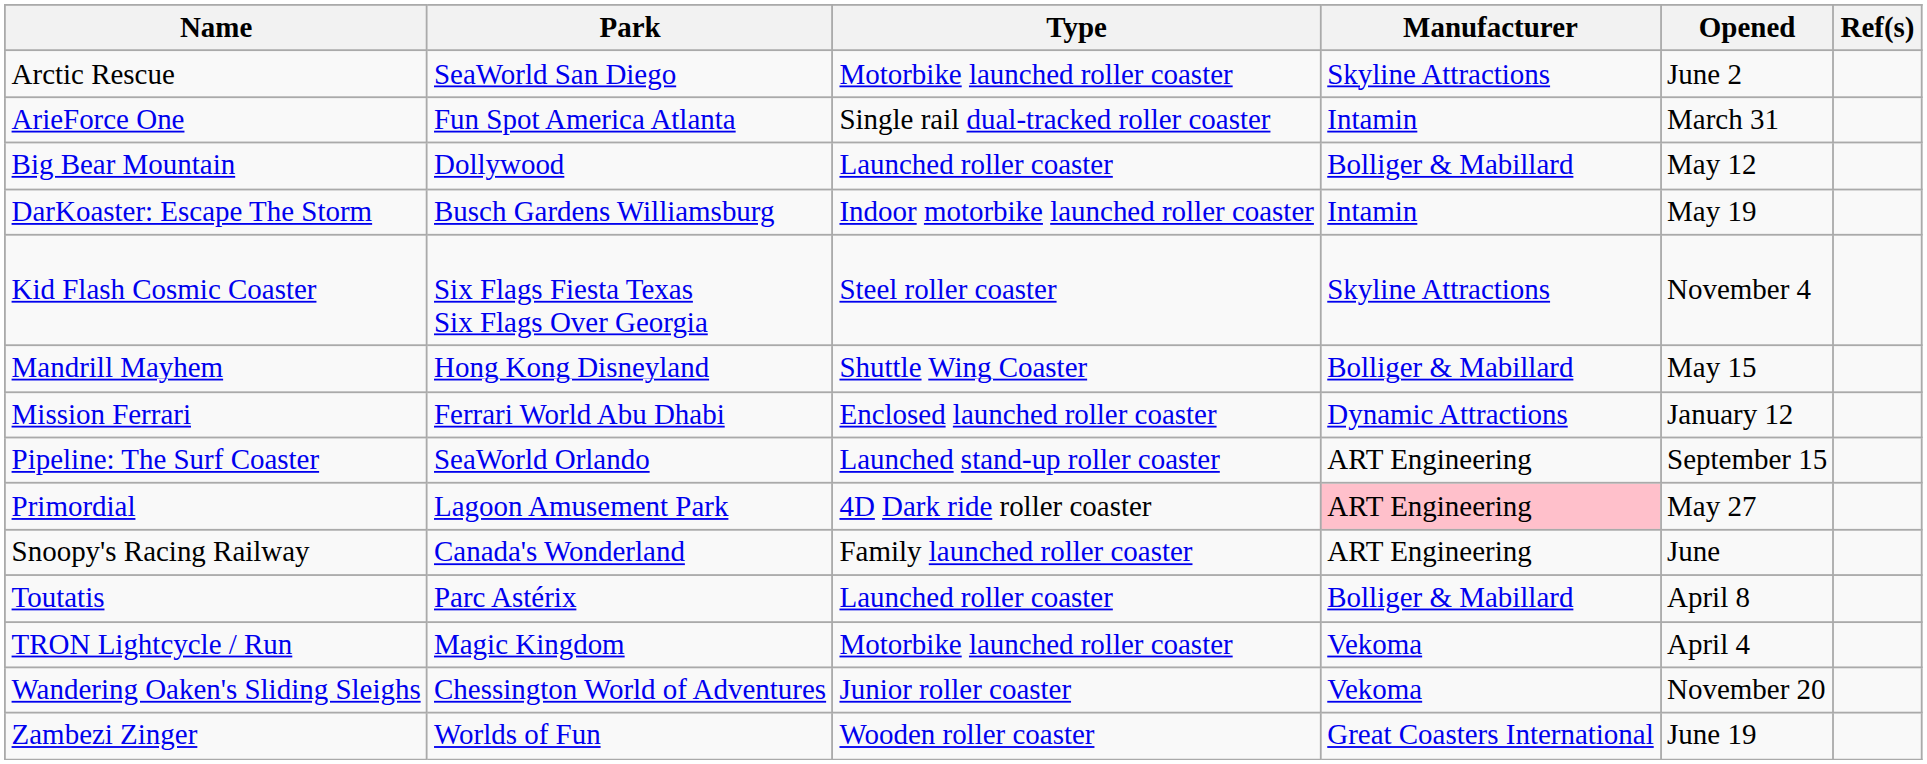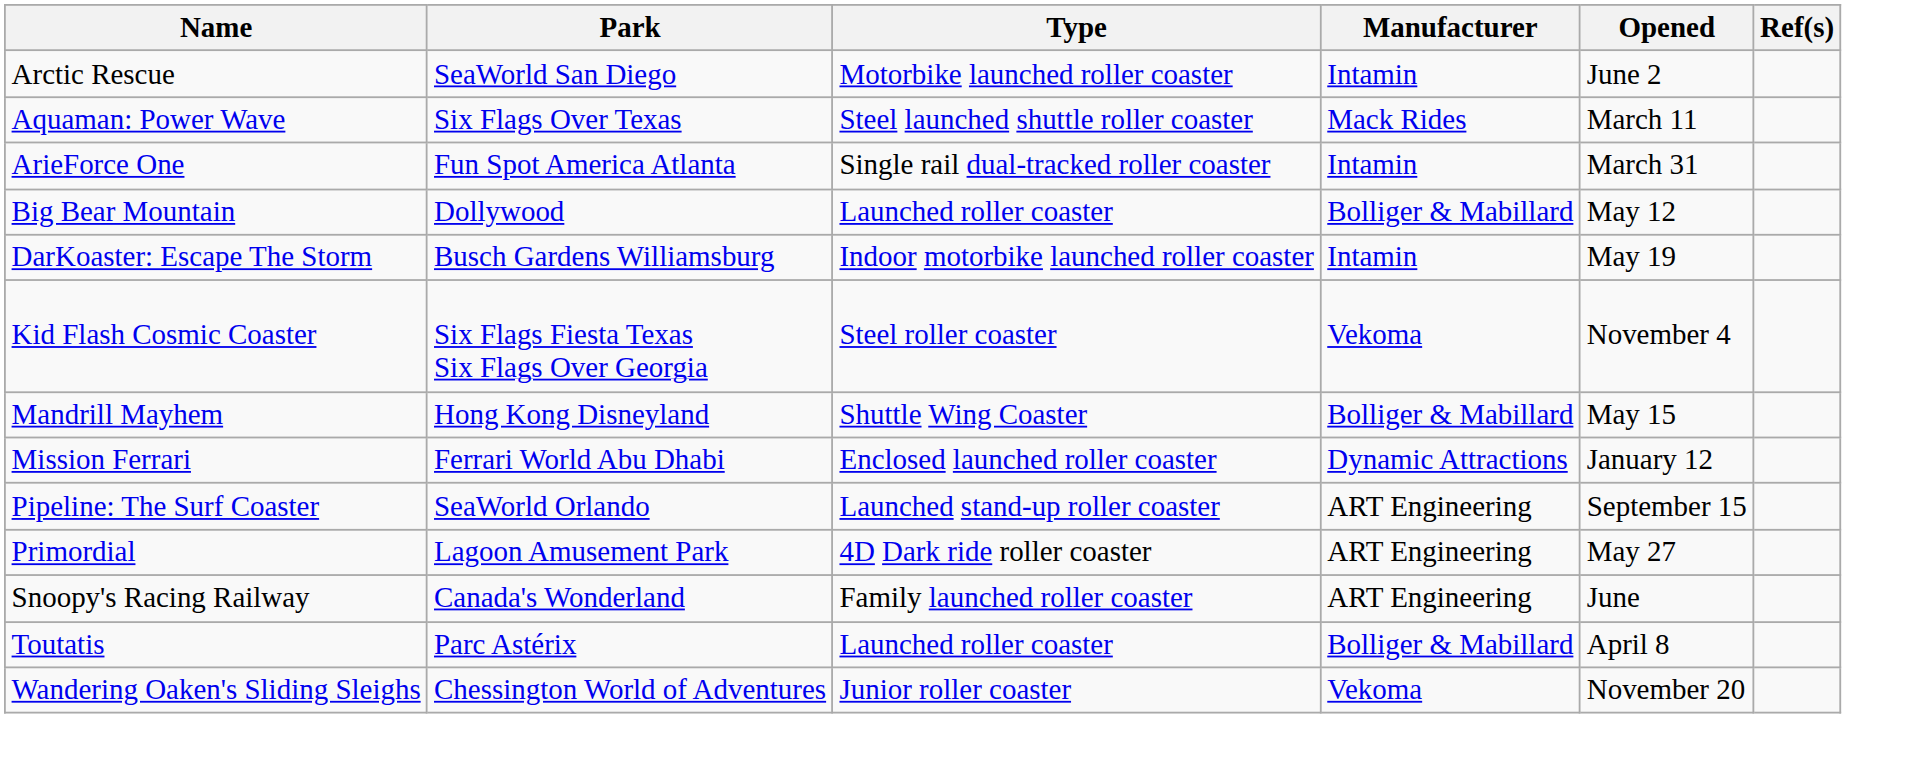(1439, 73) Skyline Attractions -> (1372, 73) Intamin
+ row: (148, 119)
(1439, 289) Skyline Attractions -> (1375, 335) Vekoma
(1429, 505) pink background -> (1429, 551) no background
- row: (152, 643)
- row: (104, 735)
